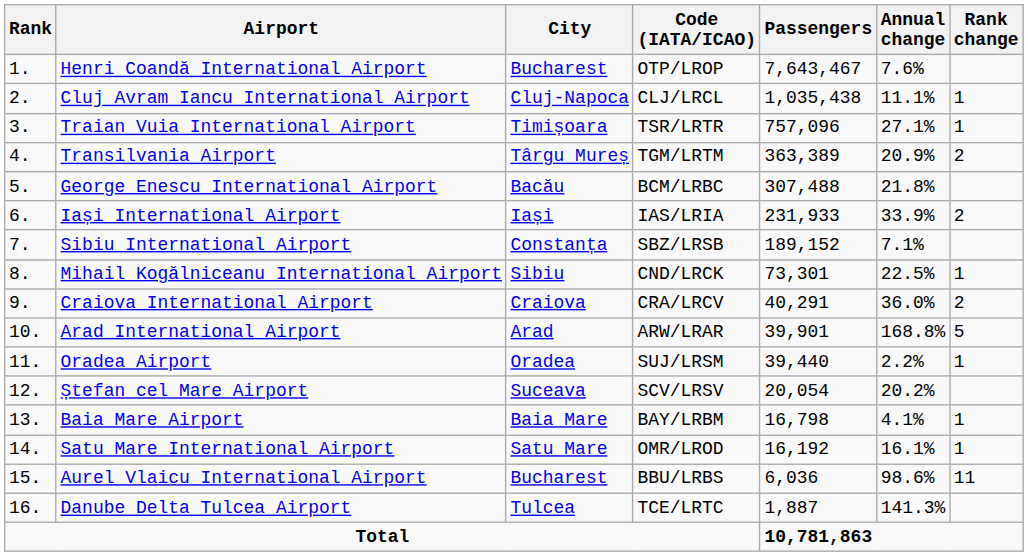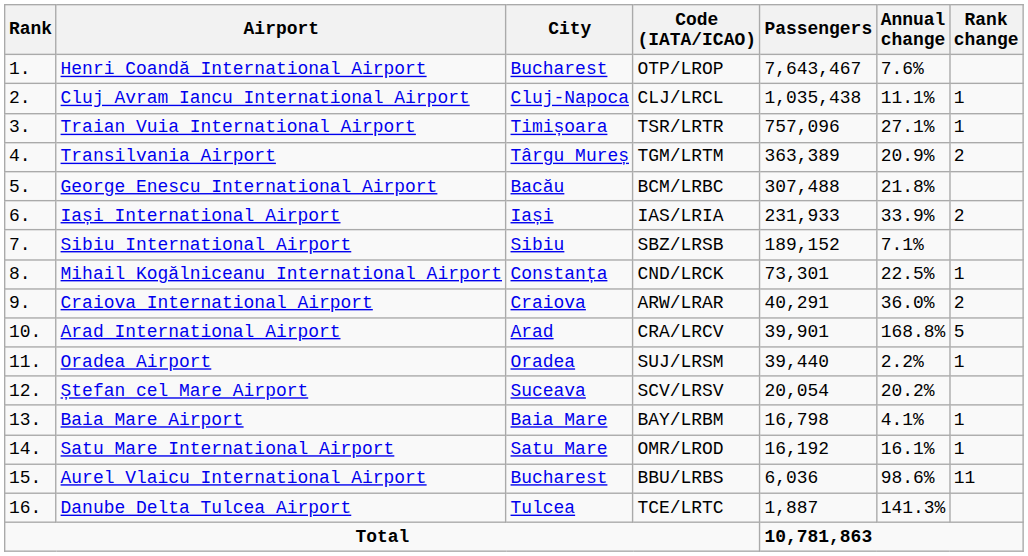(559, 245) Constanța -> (537, 245) Sibiu
(537, 274) Sibiu -> (559, 274) Constanța
(681, 303) CRA/LRCV -> (681, 303) ARW/LRAR
(681, 332) ARW/LRAR -> (681, 332) CRA/LRCV
